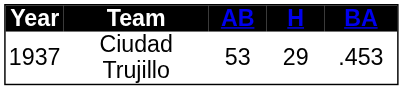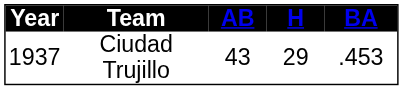(238, 57) 53 -> (238, 57) 43
